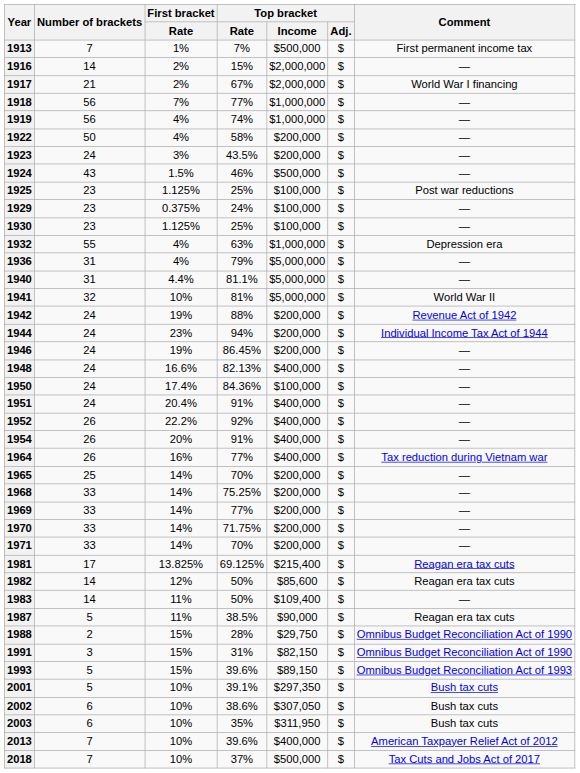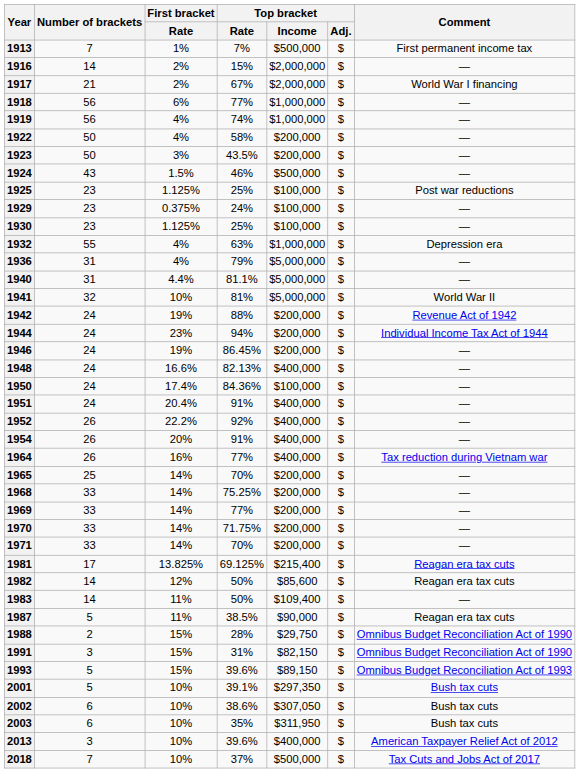(181, 102) 7% -> (181, 102) 6%
(90, 155) 24 -> (90, 155) 50
(90, 741) 7 -> (90, 741) 3
